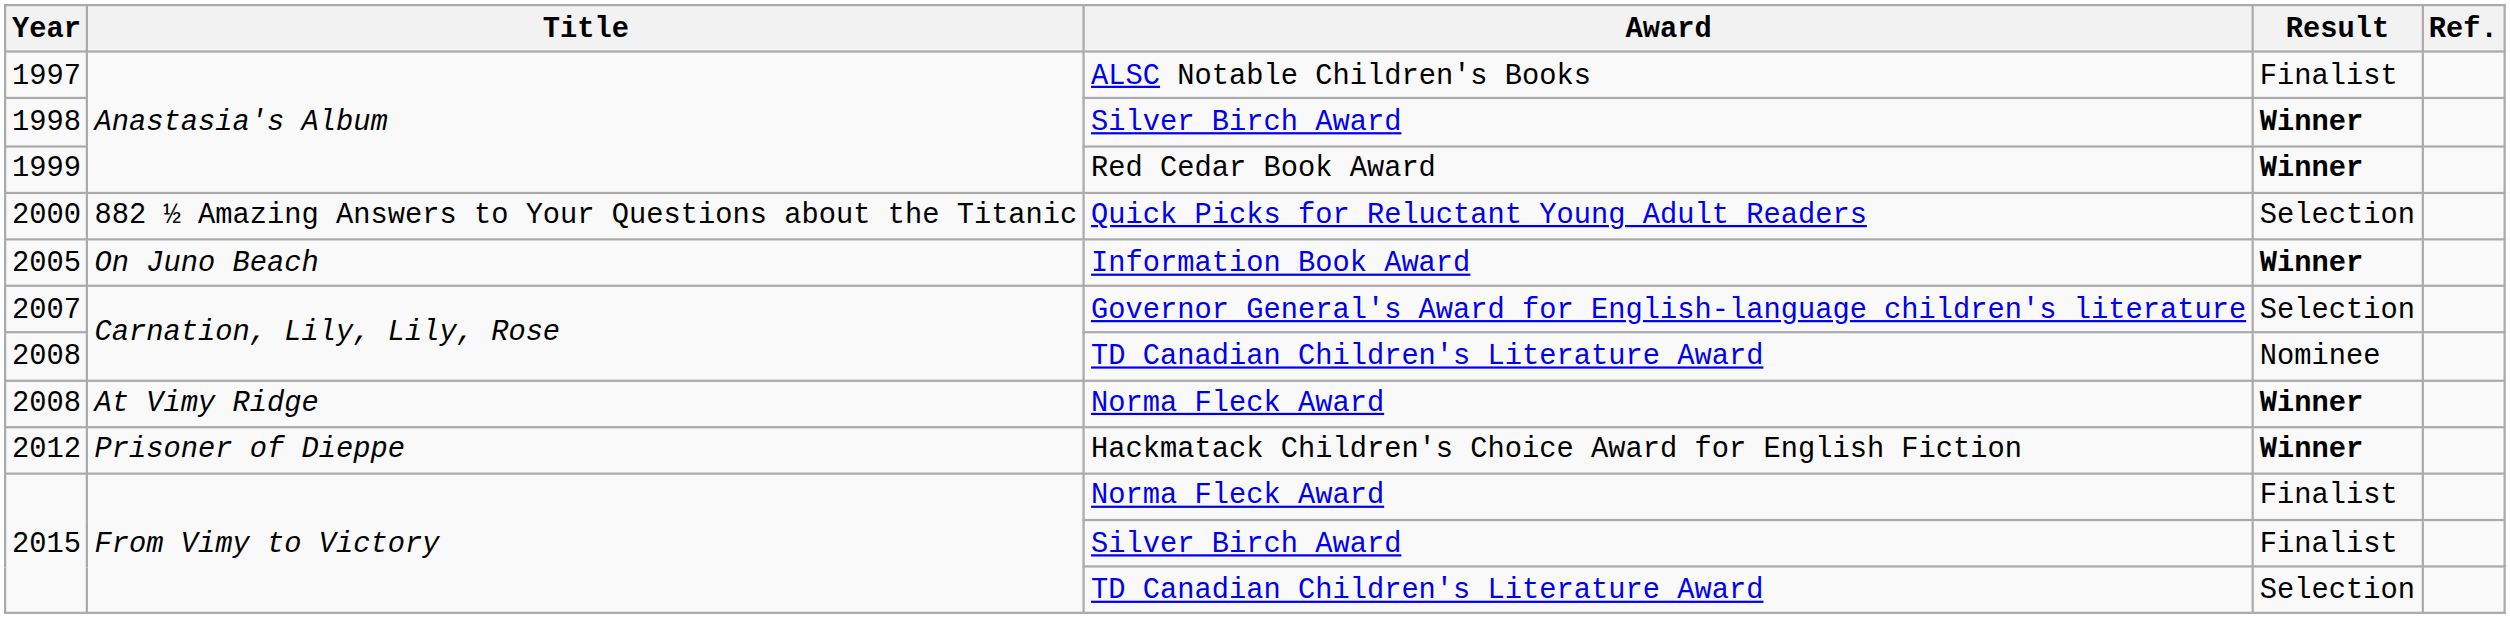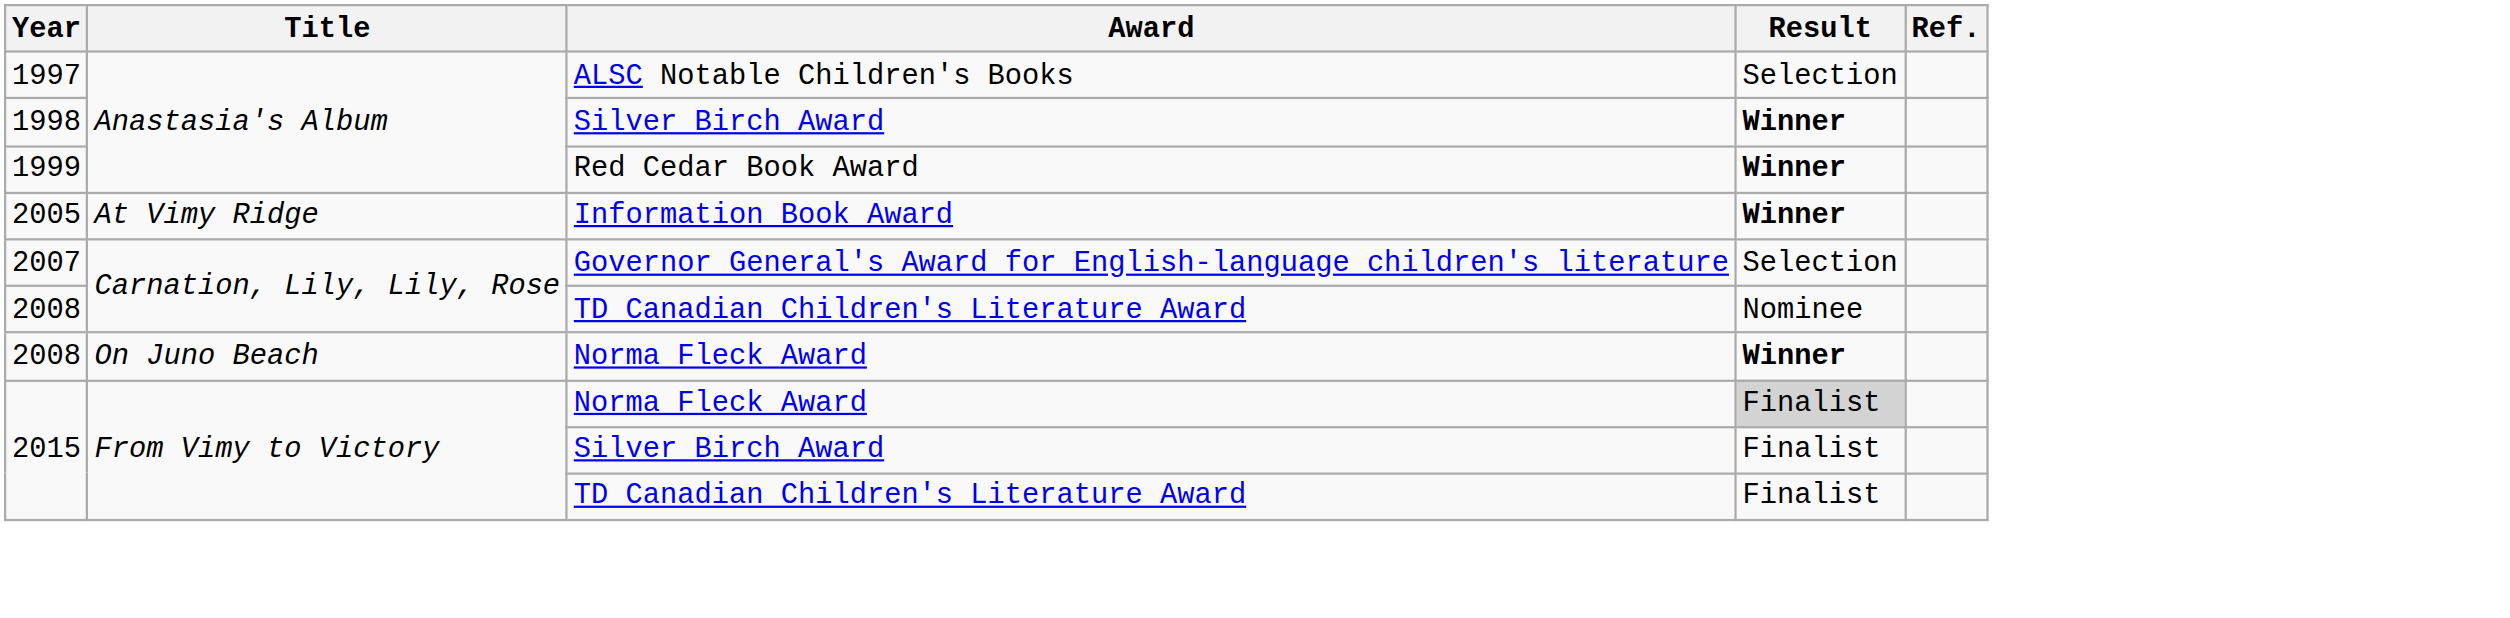(2329, 75) Finalist -> (1820, 75) Selection
- row: (46, 216)
(207, 263) On Juno Beach -> (207, 216) At Vimy Ridge
(207, 403) At Vimy Ridge -> (207, 356) On Juno Beach
- row: (46, 450)
(2329, 497) no background -> (1812, 403) lightgrey background
(2337, 590) Selection -> (1812, 497) Finalist
